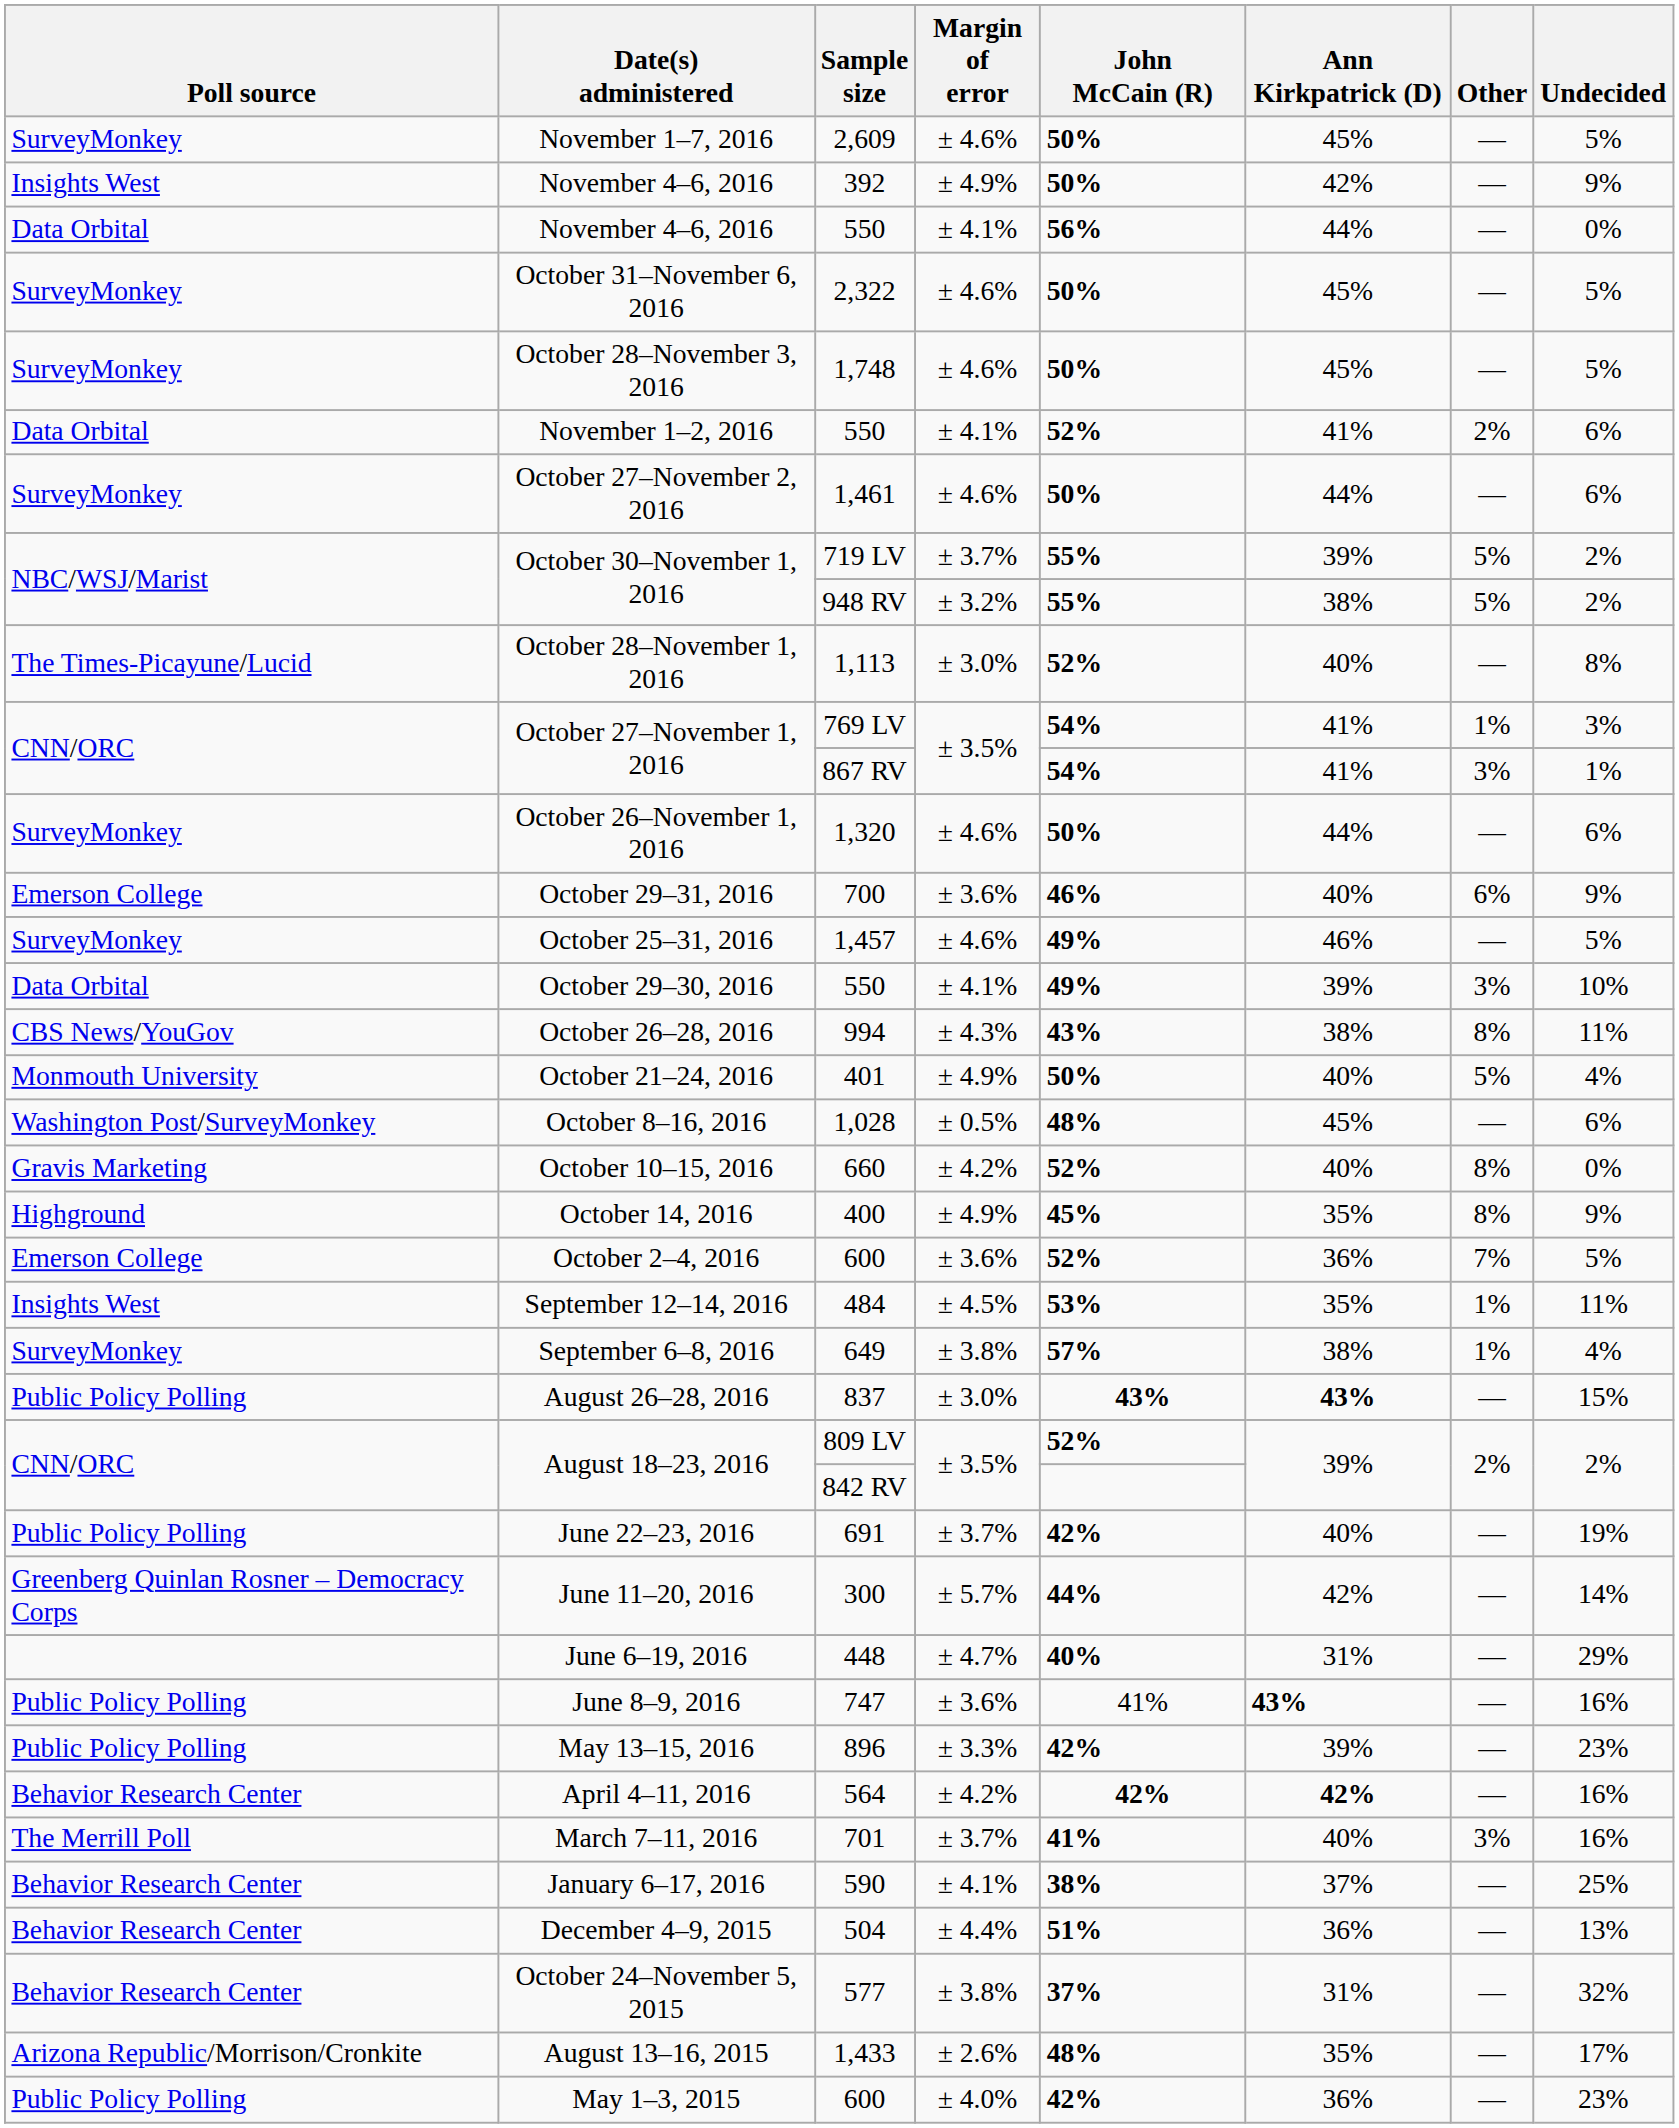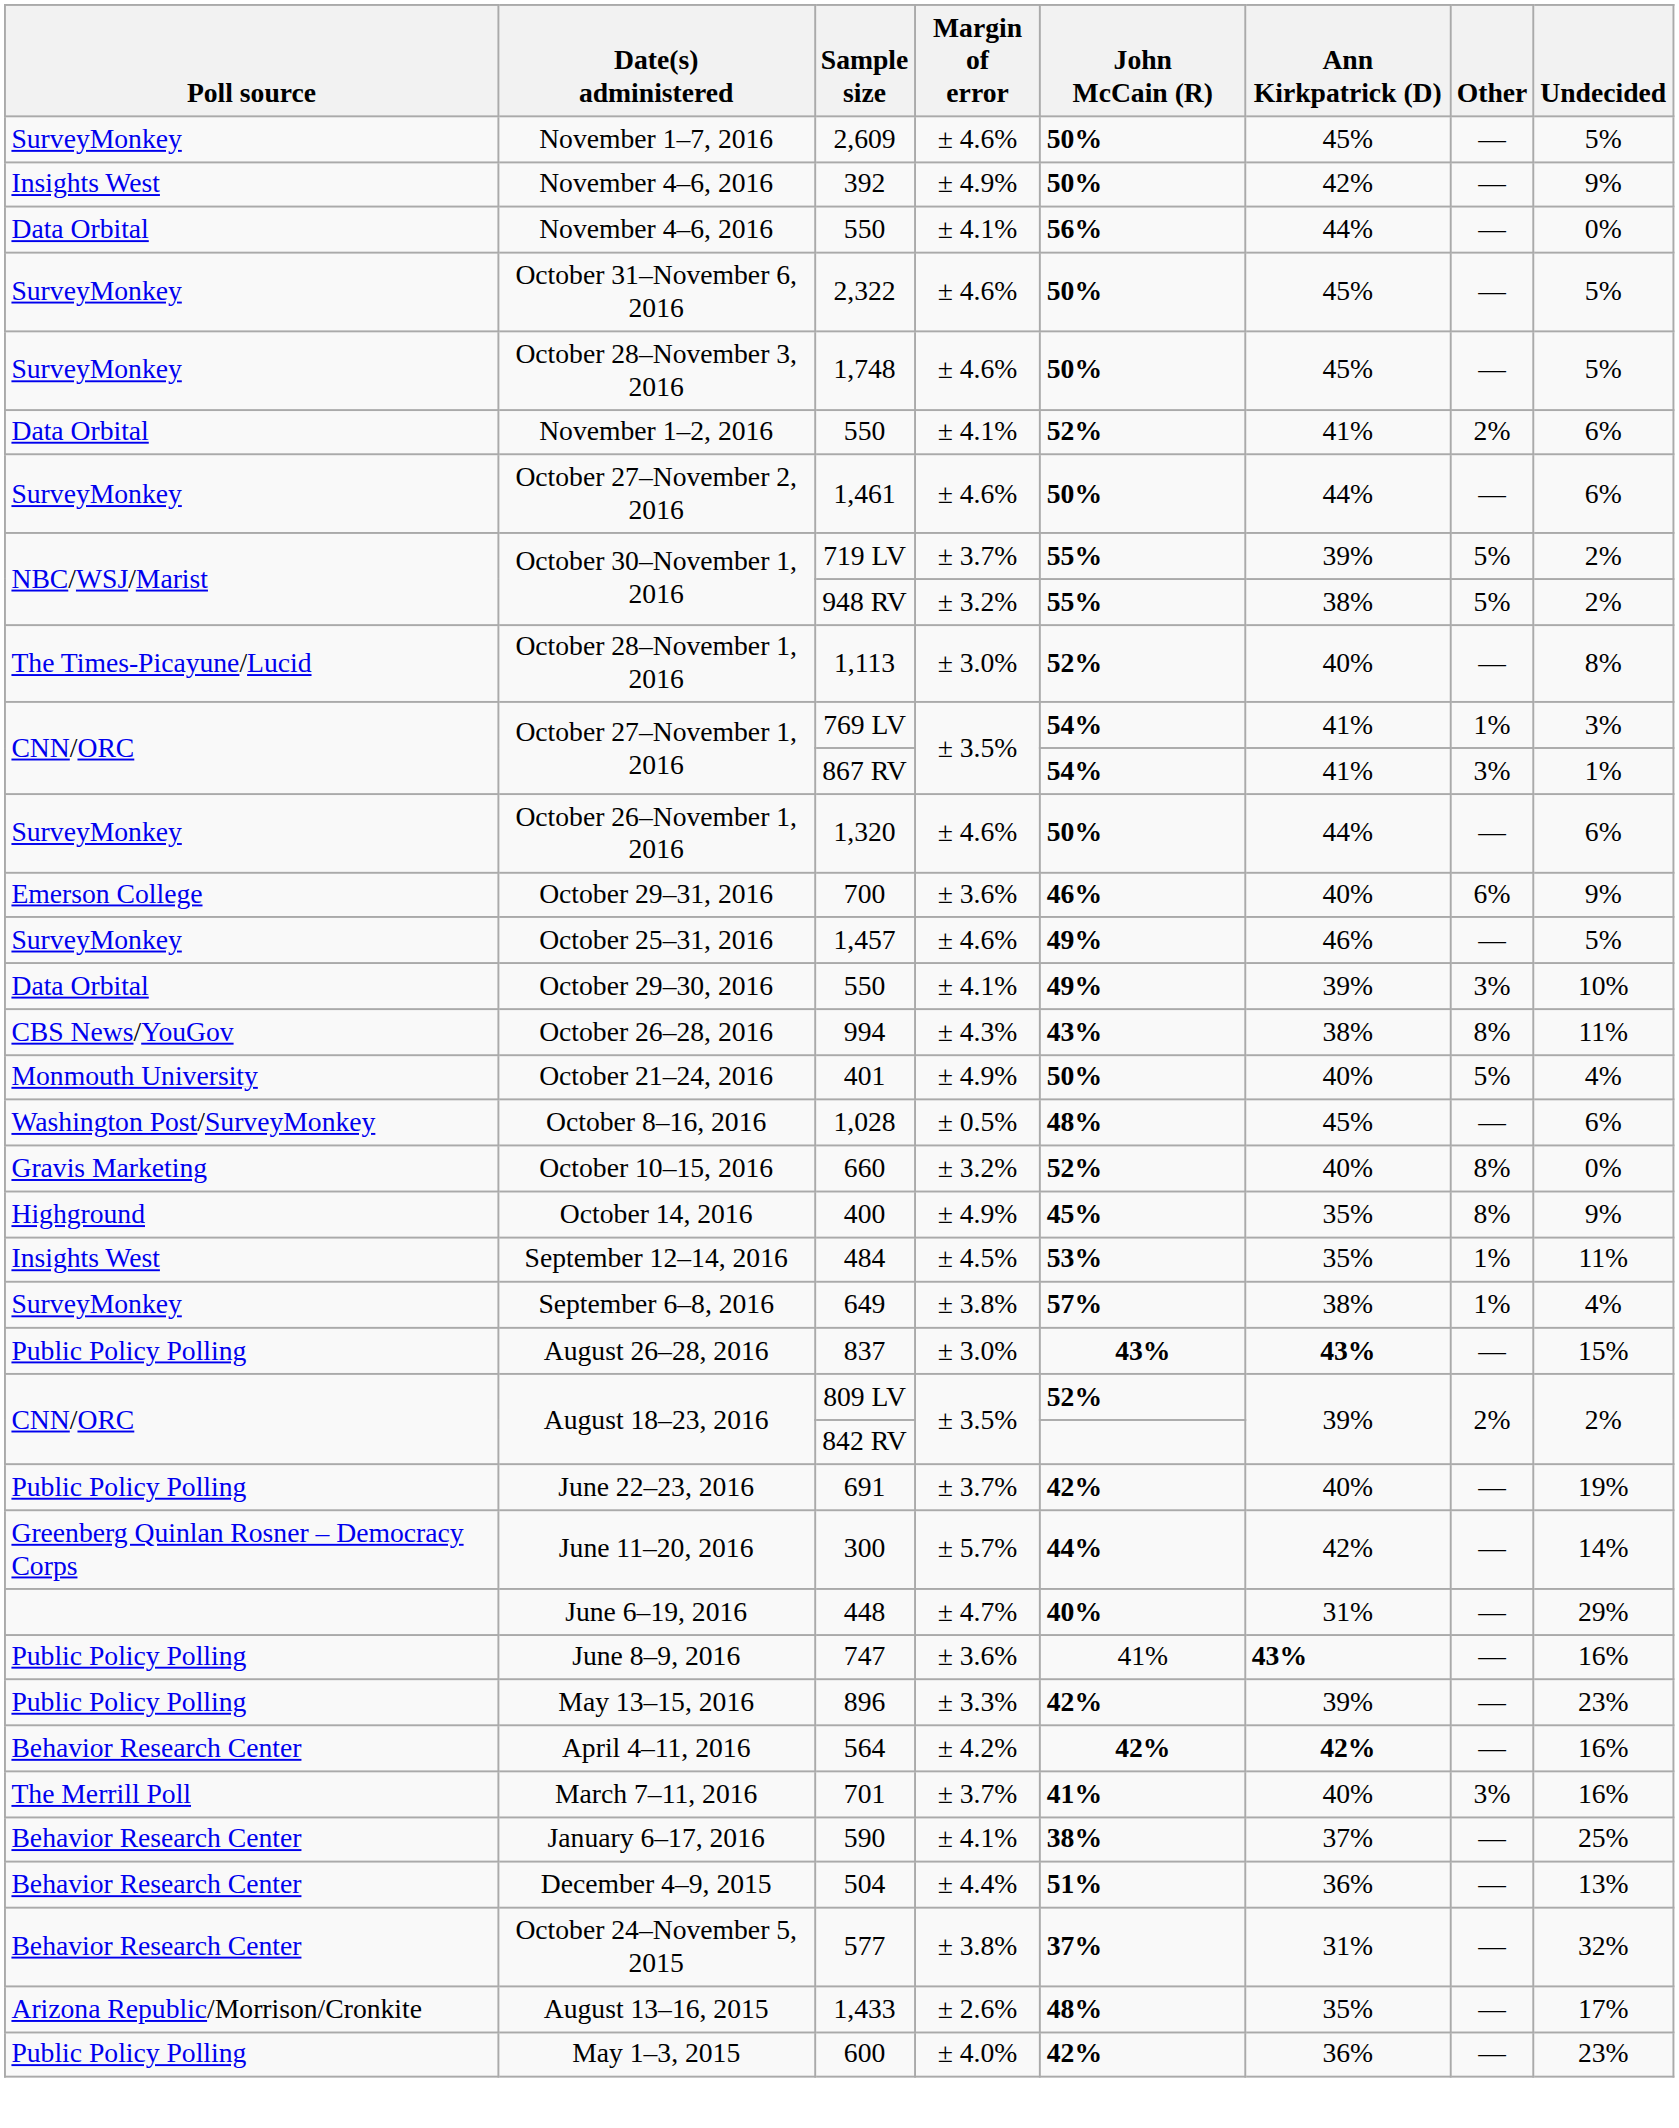(978, 1168) ± 4.2% -> (978, 1168) ± 3.2%
- row: (656, 1259)
